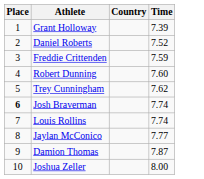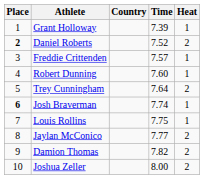+ column: (187, 12)
(18, 43) normal -> (18, 43) bold
(160, 58) 7.59 -> (160, 58) 7.57
(160, 89) 7.62 -> (160, 89) 7.64
(160, 120) 7.74 -> (160, 120) 7.75
(160, 151) 7.87 -> (160, 151) 7.82
